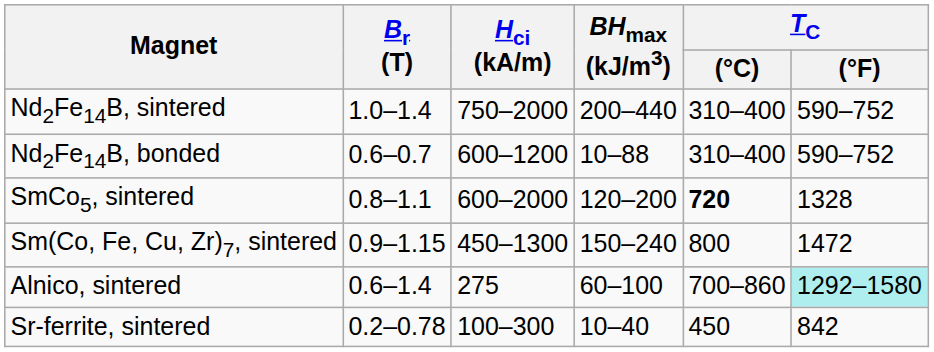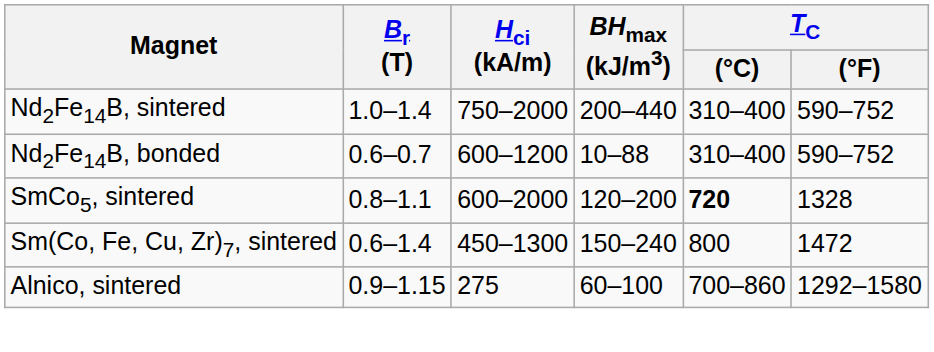(397, 244) 0.9–1.15 -> (390, 244) 0.6–1.4
(390, 286) 0.6–1.4 -> (397, 286) 0.9–1.15
(860, 286) paleturquoise background -> (860, 286) no background
- row: (110, 326)
